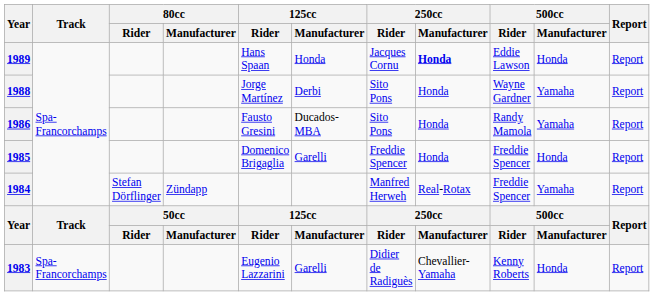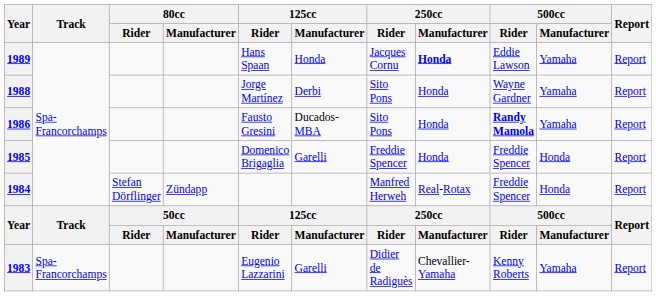(552, 59) Honda -> (558, 59) Yamaha
(512, 124) normal -> (514, 124) bold
(555, 190) Yamaha -> (555, 190) Honda
(552, 267) Honda -> (558, 267) Yamaha
